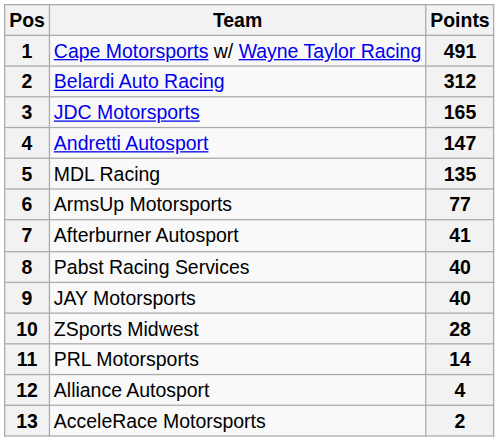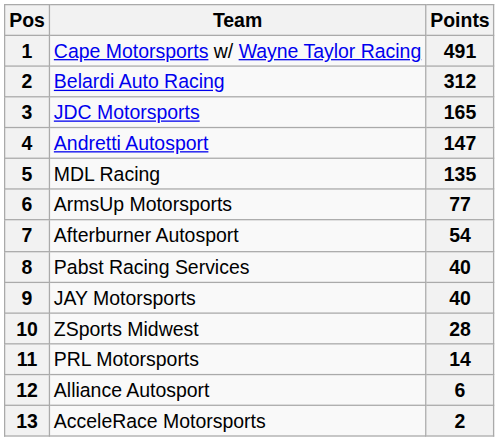(460, 236) 41 -> (460, 236) 54
(460, 390) 4 -> (460, 390) 6
